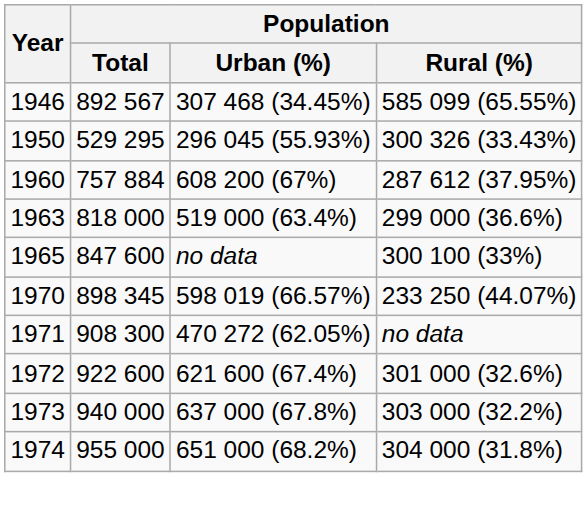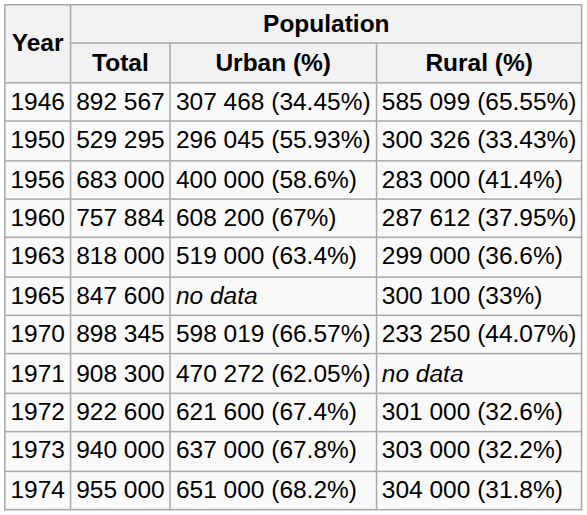+ row: (38, 179)
